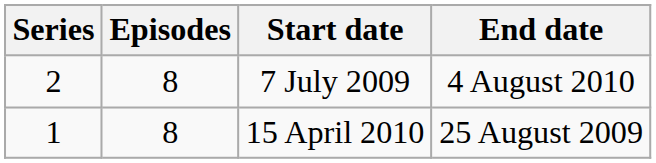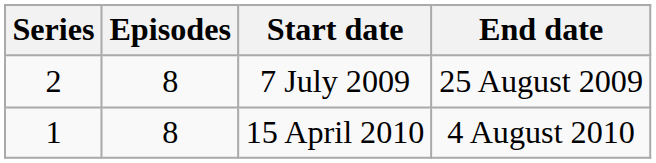(541, 81) 4 August 2010 -> (541, 81) 25 August 2009
(541, 132) 25 August 2009 -> (541, 132) 4 August 2010
